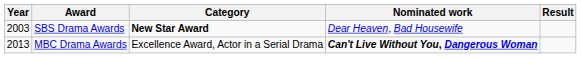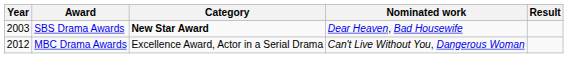(18, 45) 2013 -> (18, 45) 2012
(433, 45) bold -> (426, 45) normal
